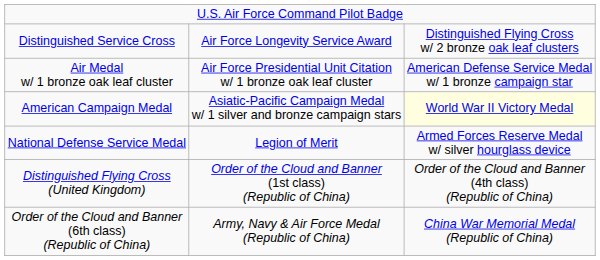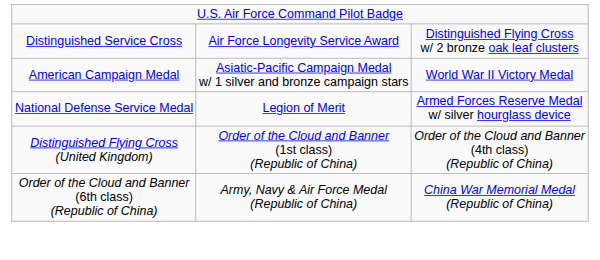- row: (97, 75)
(500, 108) lightyellow background -> (500, 75) no background
